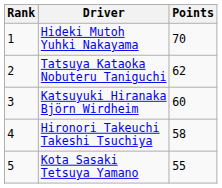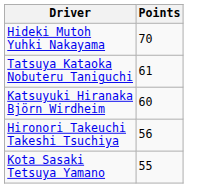- column: (21, 14)
(179, 71) 62 -> (146, 71) 61
(179, 135) 58 -> (146, 135) 56
